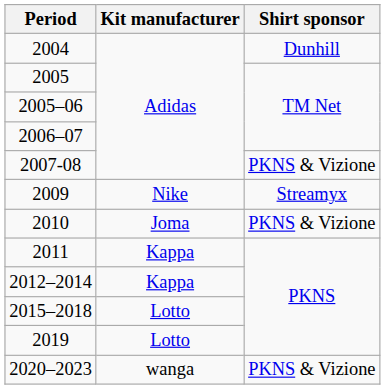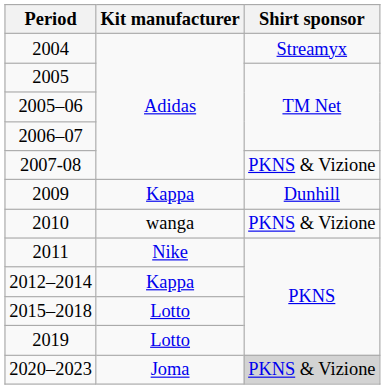(312, 48) Dunhill -> (312, 48) Streamyx
(170, 194) Nike -> (170, 194) Kappa
(312, 194) Streamyx -> (312, 194) Dunhill
(170, 223) Joma -> (170, 223) wanga
(170, 252) Kappa -> (170, 252) Nike
(170, 369) wanga -> (170, 369) Joma
(312, 369) no background -> (312, 369) lightgrey background
